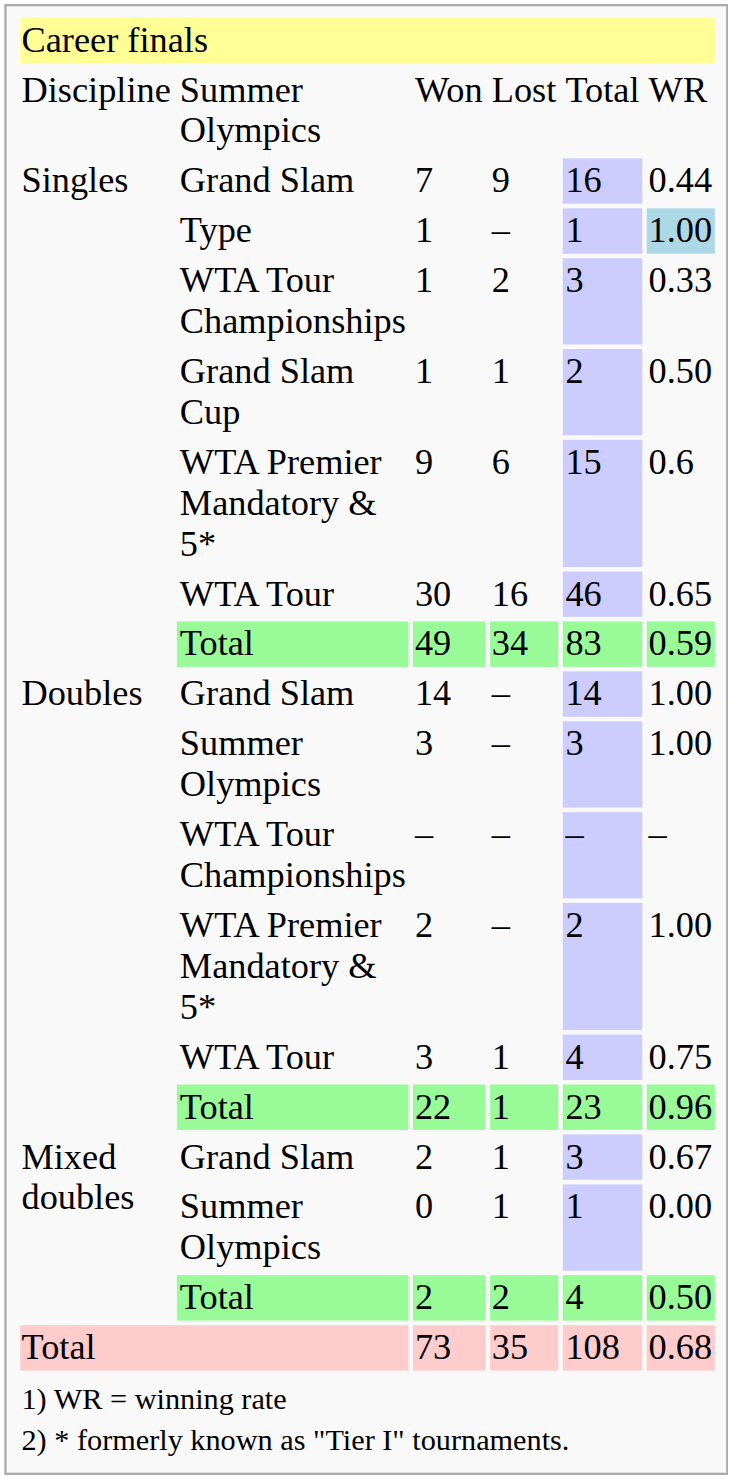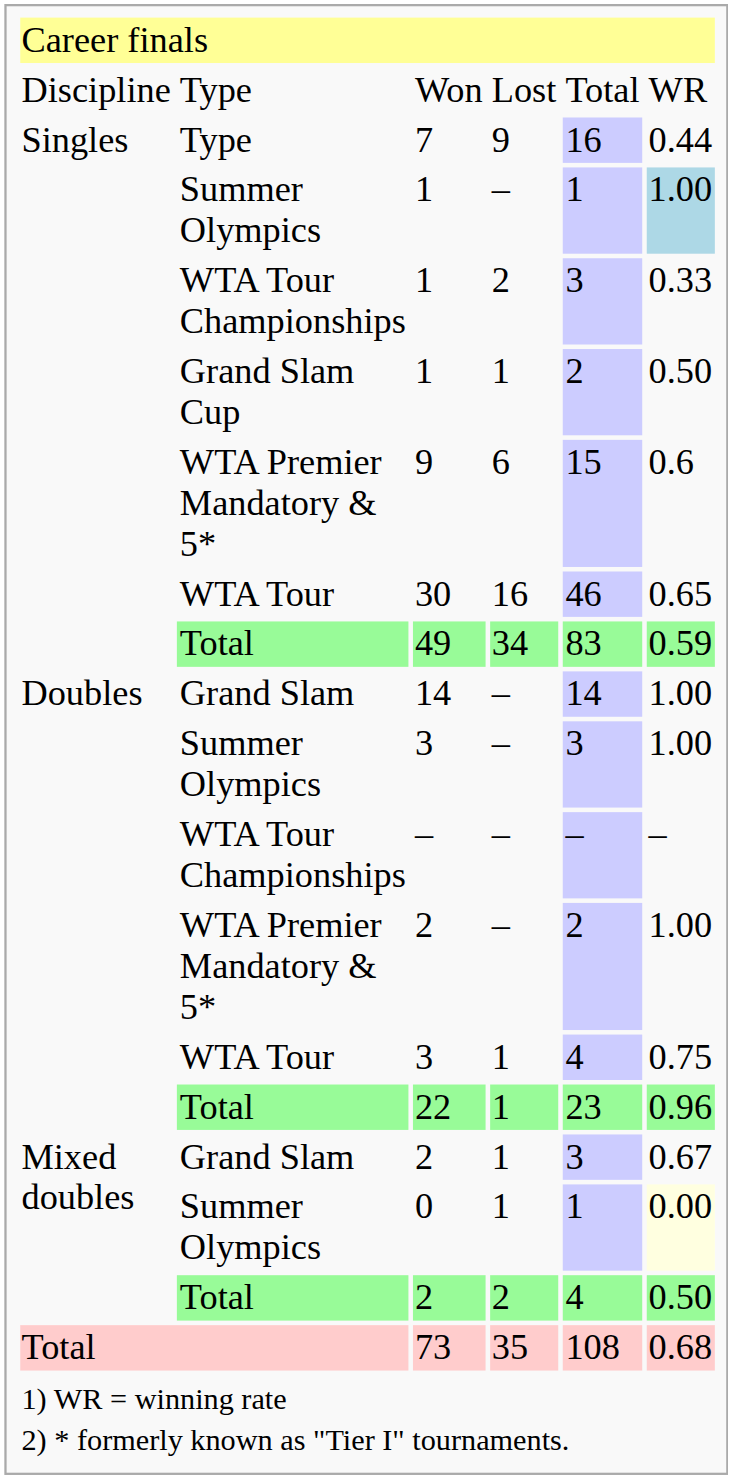(250, 110) Summer Olympics -> (216, 90) Type
(267, 180) Grand Slam -> (216, 139) Type
(216, 230) Type -> (250, 210) Summer Olympics
(680, 1206) no background -> (680, 1206) lightyellow background
